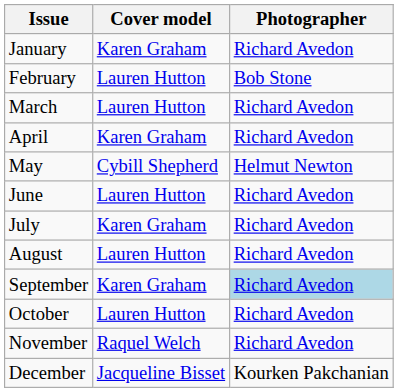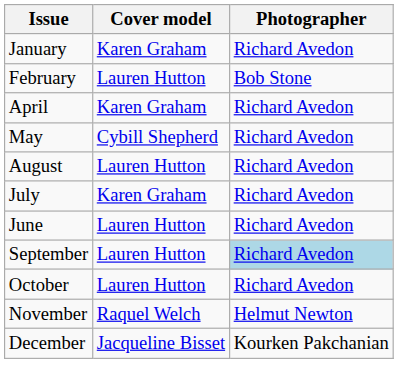- row: (33, 107)
(293, 166) Helmut Newton -> (294, 136) Richard Avedon
rows swapped: (26, 195) <-> (36, 254)
(152, 284) Karen Graham -> (151, 254) Lauren Hutton
(294, 343) Richard Avedon -> (293, 313) Helmut Newton
